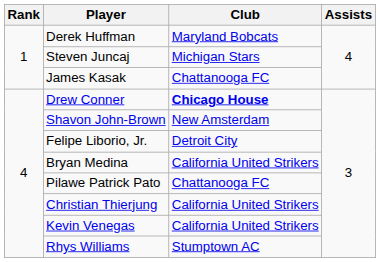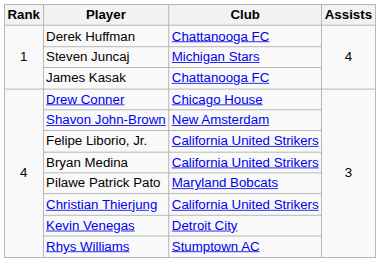(225, 36) Maryland Bobcats -> (221, 36) Chattanooga FC
(220, 99) bold -> (217, 99) normal
(205, 141) Detroit City -> (245, 141) California United Strikers
(221, 183) Chattanooga FC -> (225, 183) Maryland Bobcats
(245, 225) California United Strikers -> (205, 225) Detroit City
